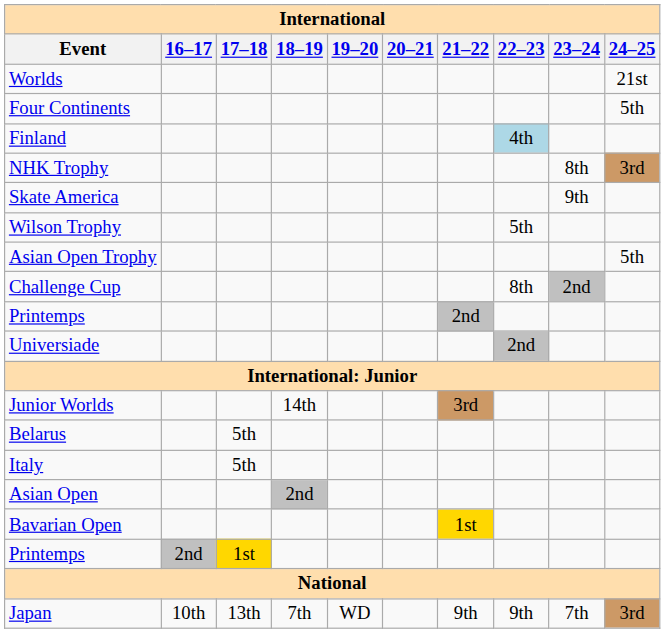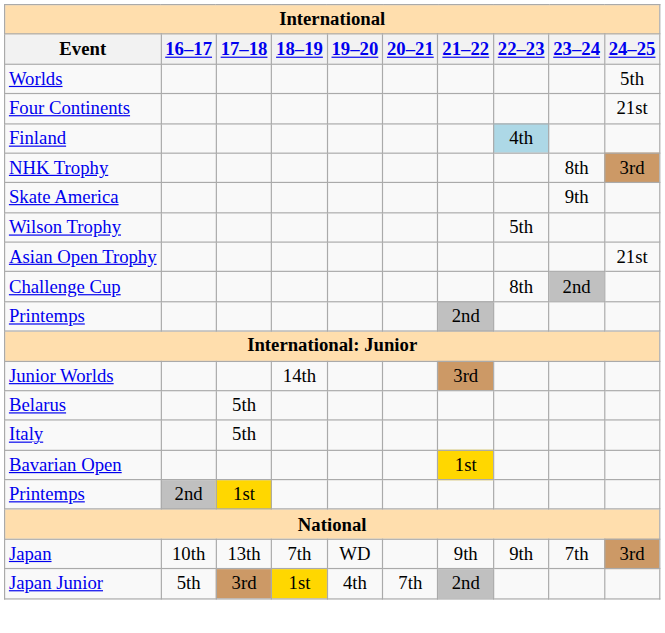(632, 78) 21st -> (632, 78) 5th
(632, 108) 5th -> (632, 108) 21st
(632, 256) 5th -> (632, 256) 21st
- row: (54, 345)
- row: (53, 494)
+ row: (56, 583)
